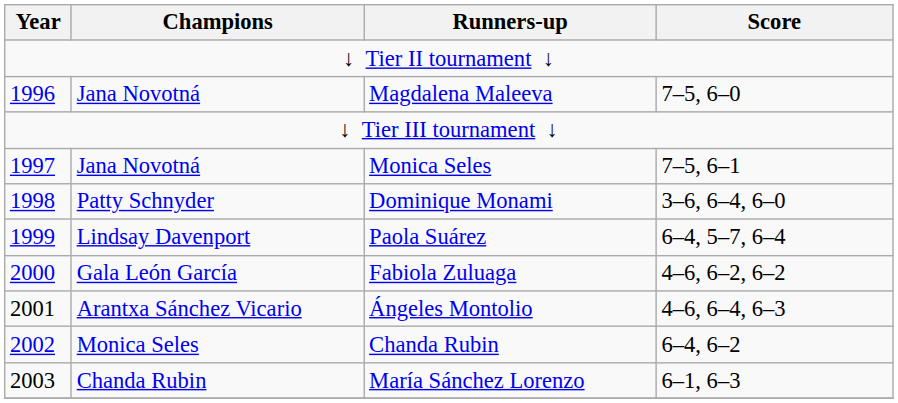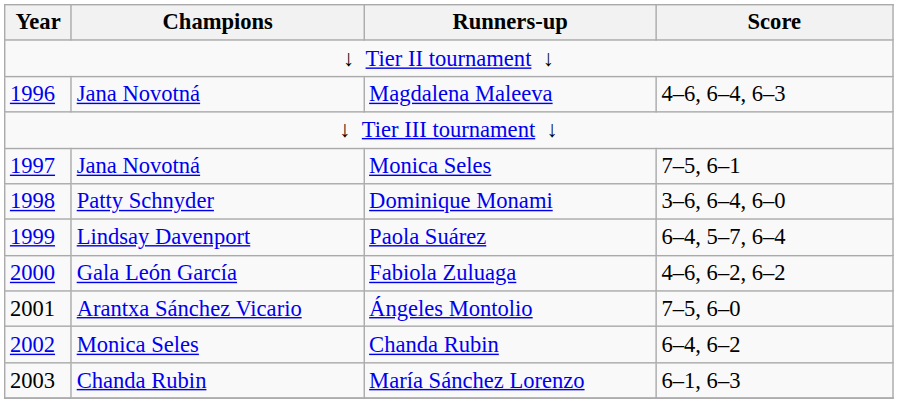(701, 93) 7–5, 6–0 -> (724, 93) 4–6, 6–4, 6–3
(724, 308) 4–6, 6–4, 6–3 -> (701, 308) 7–5, 6–0
